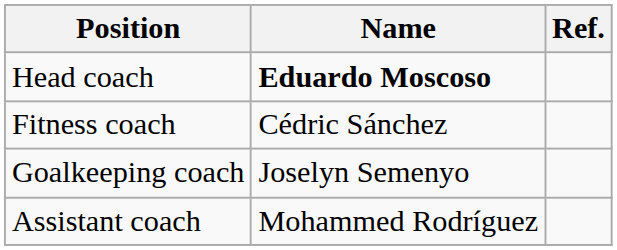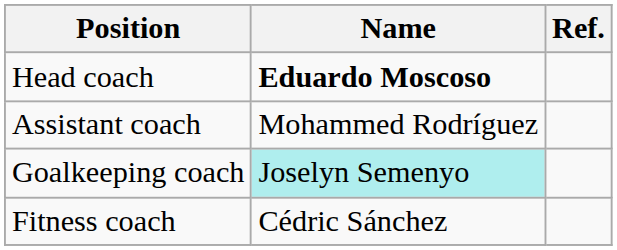rows swapped: (106, 220) <-> (94, 124)
(364, 172) no background -> (364, 172) paleturquoise background
